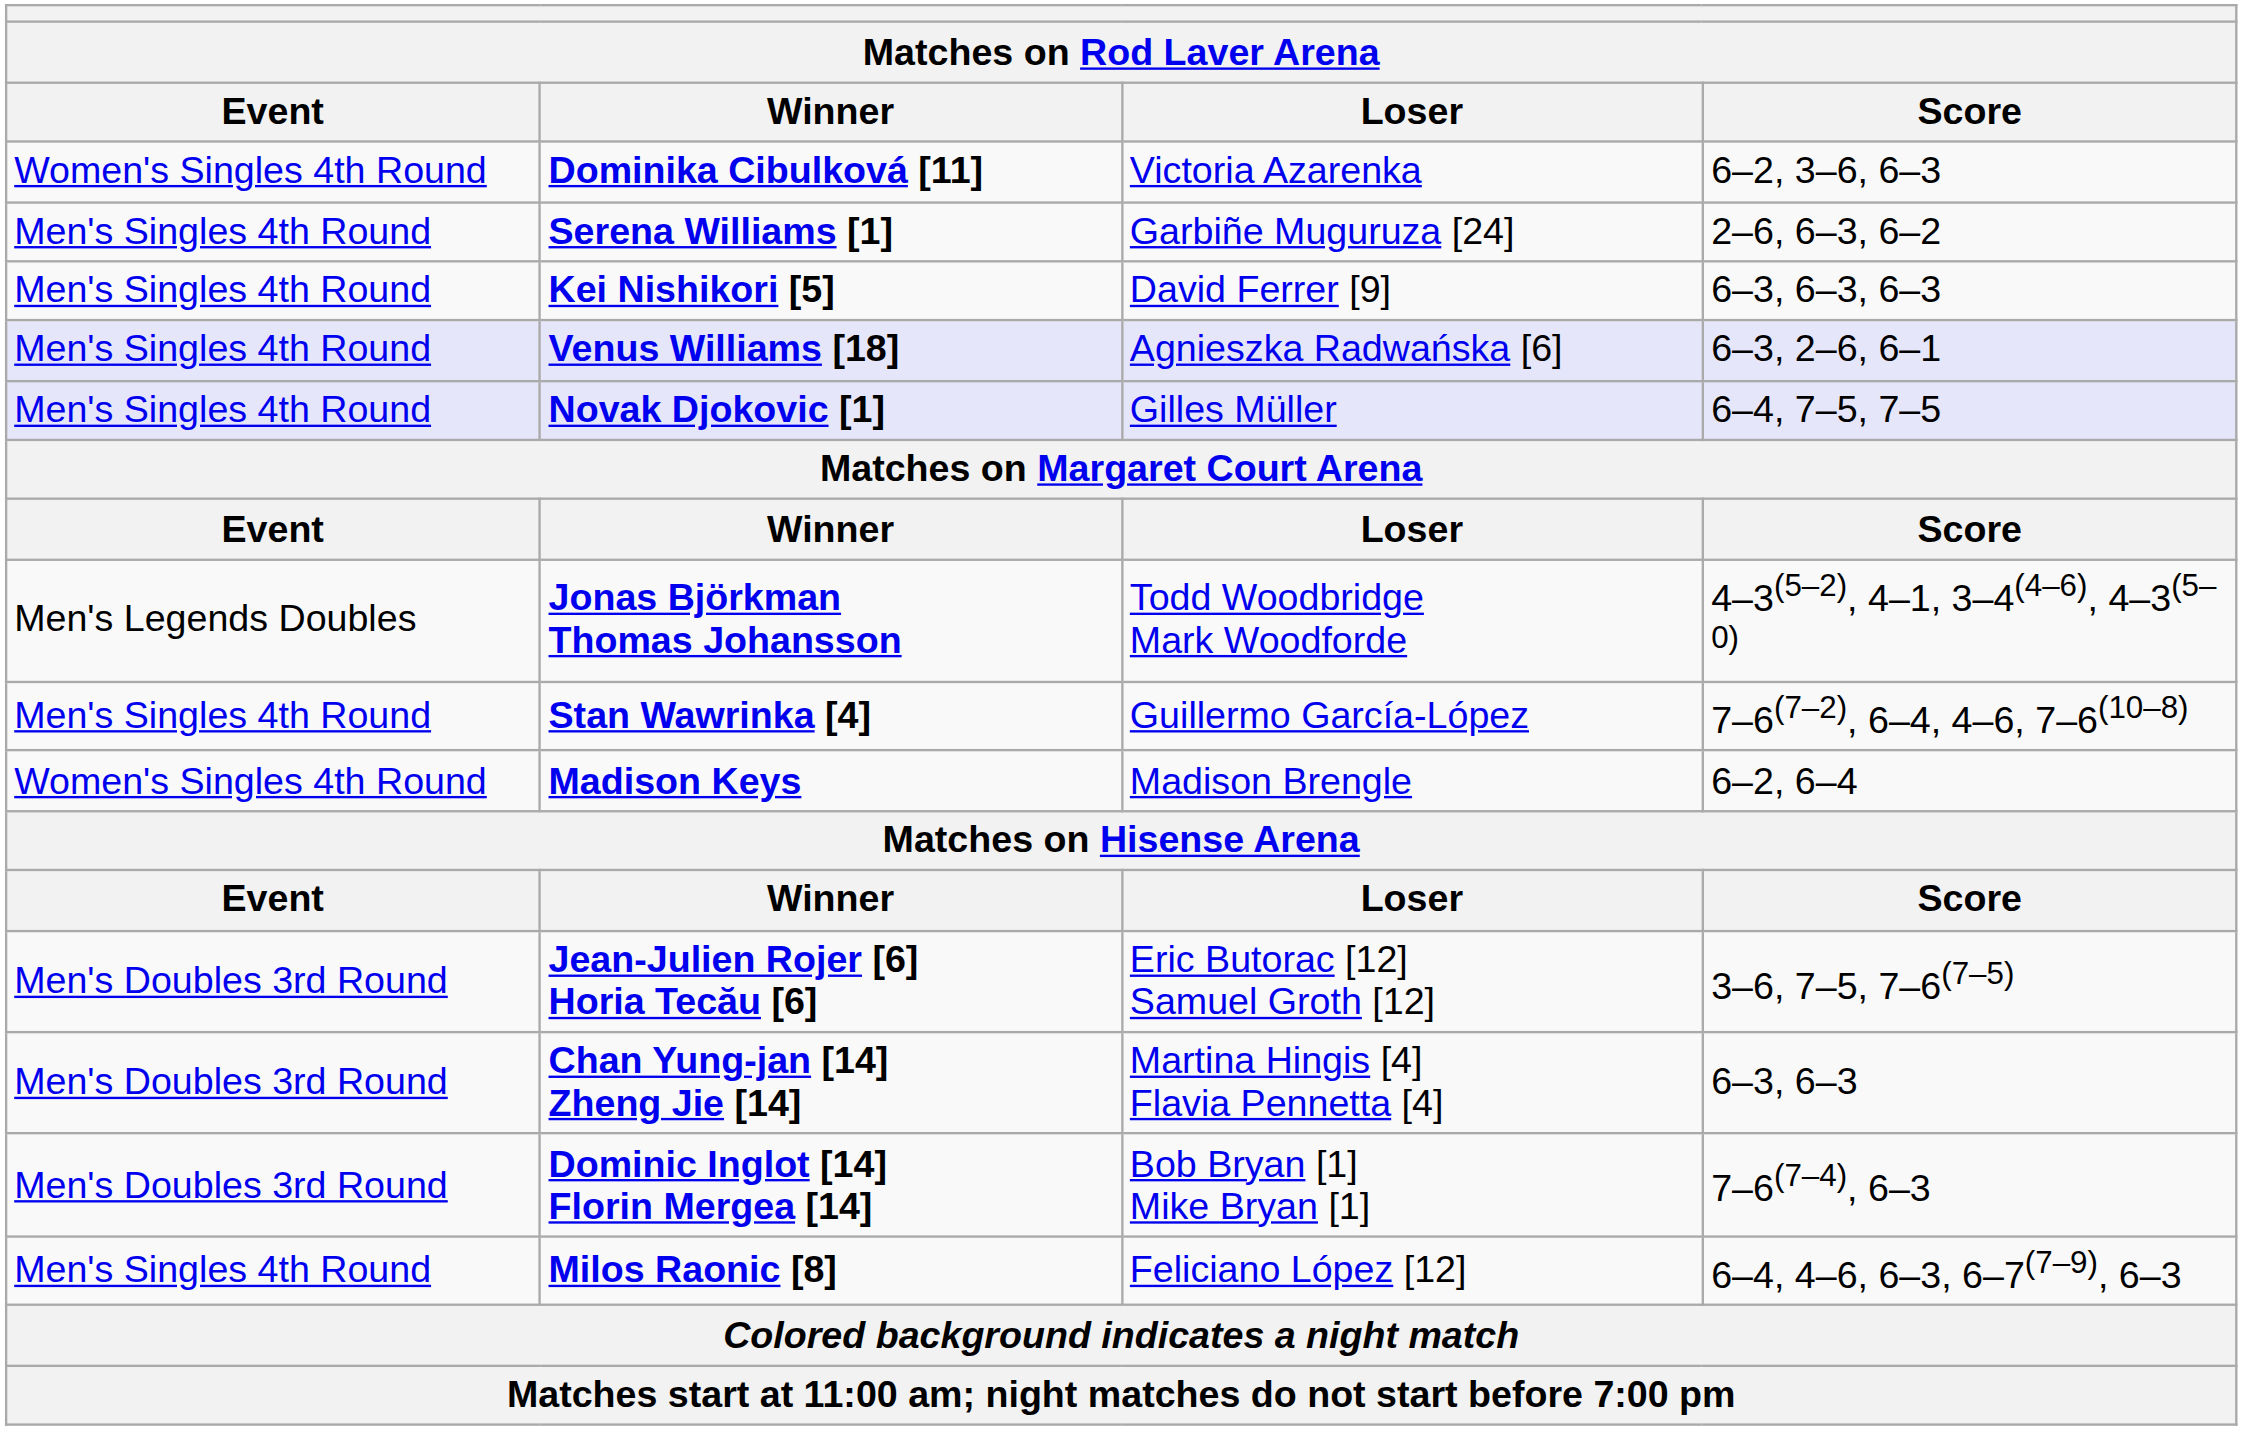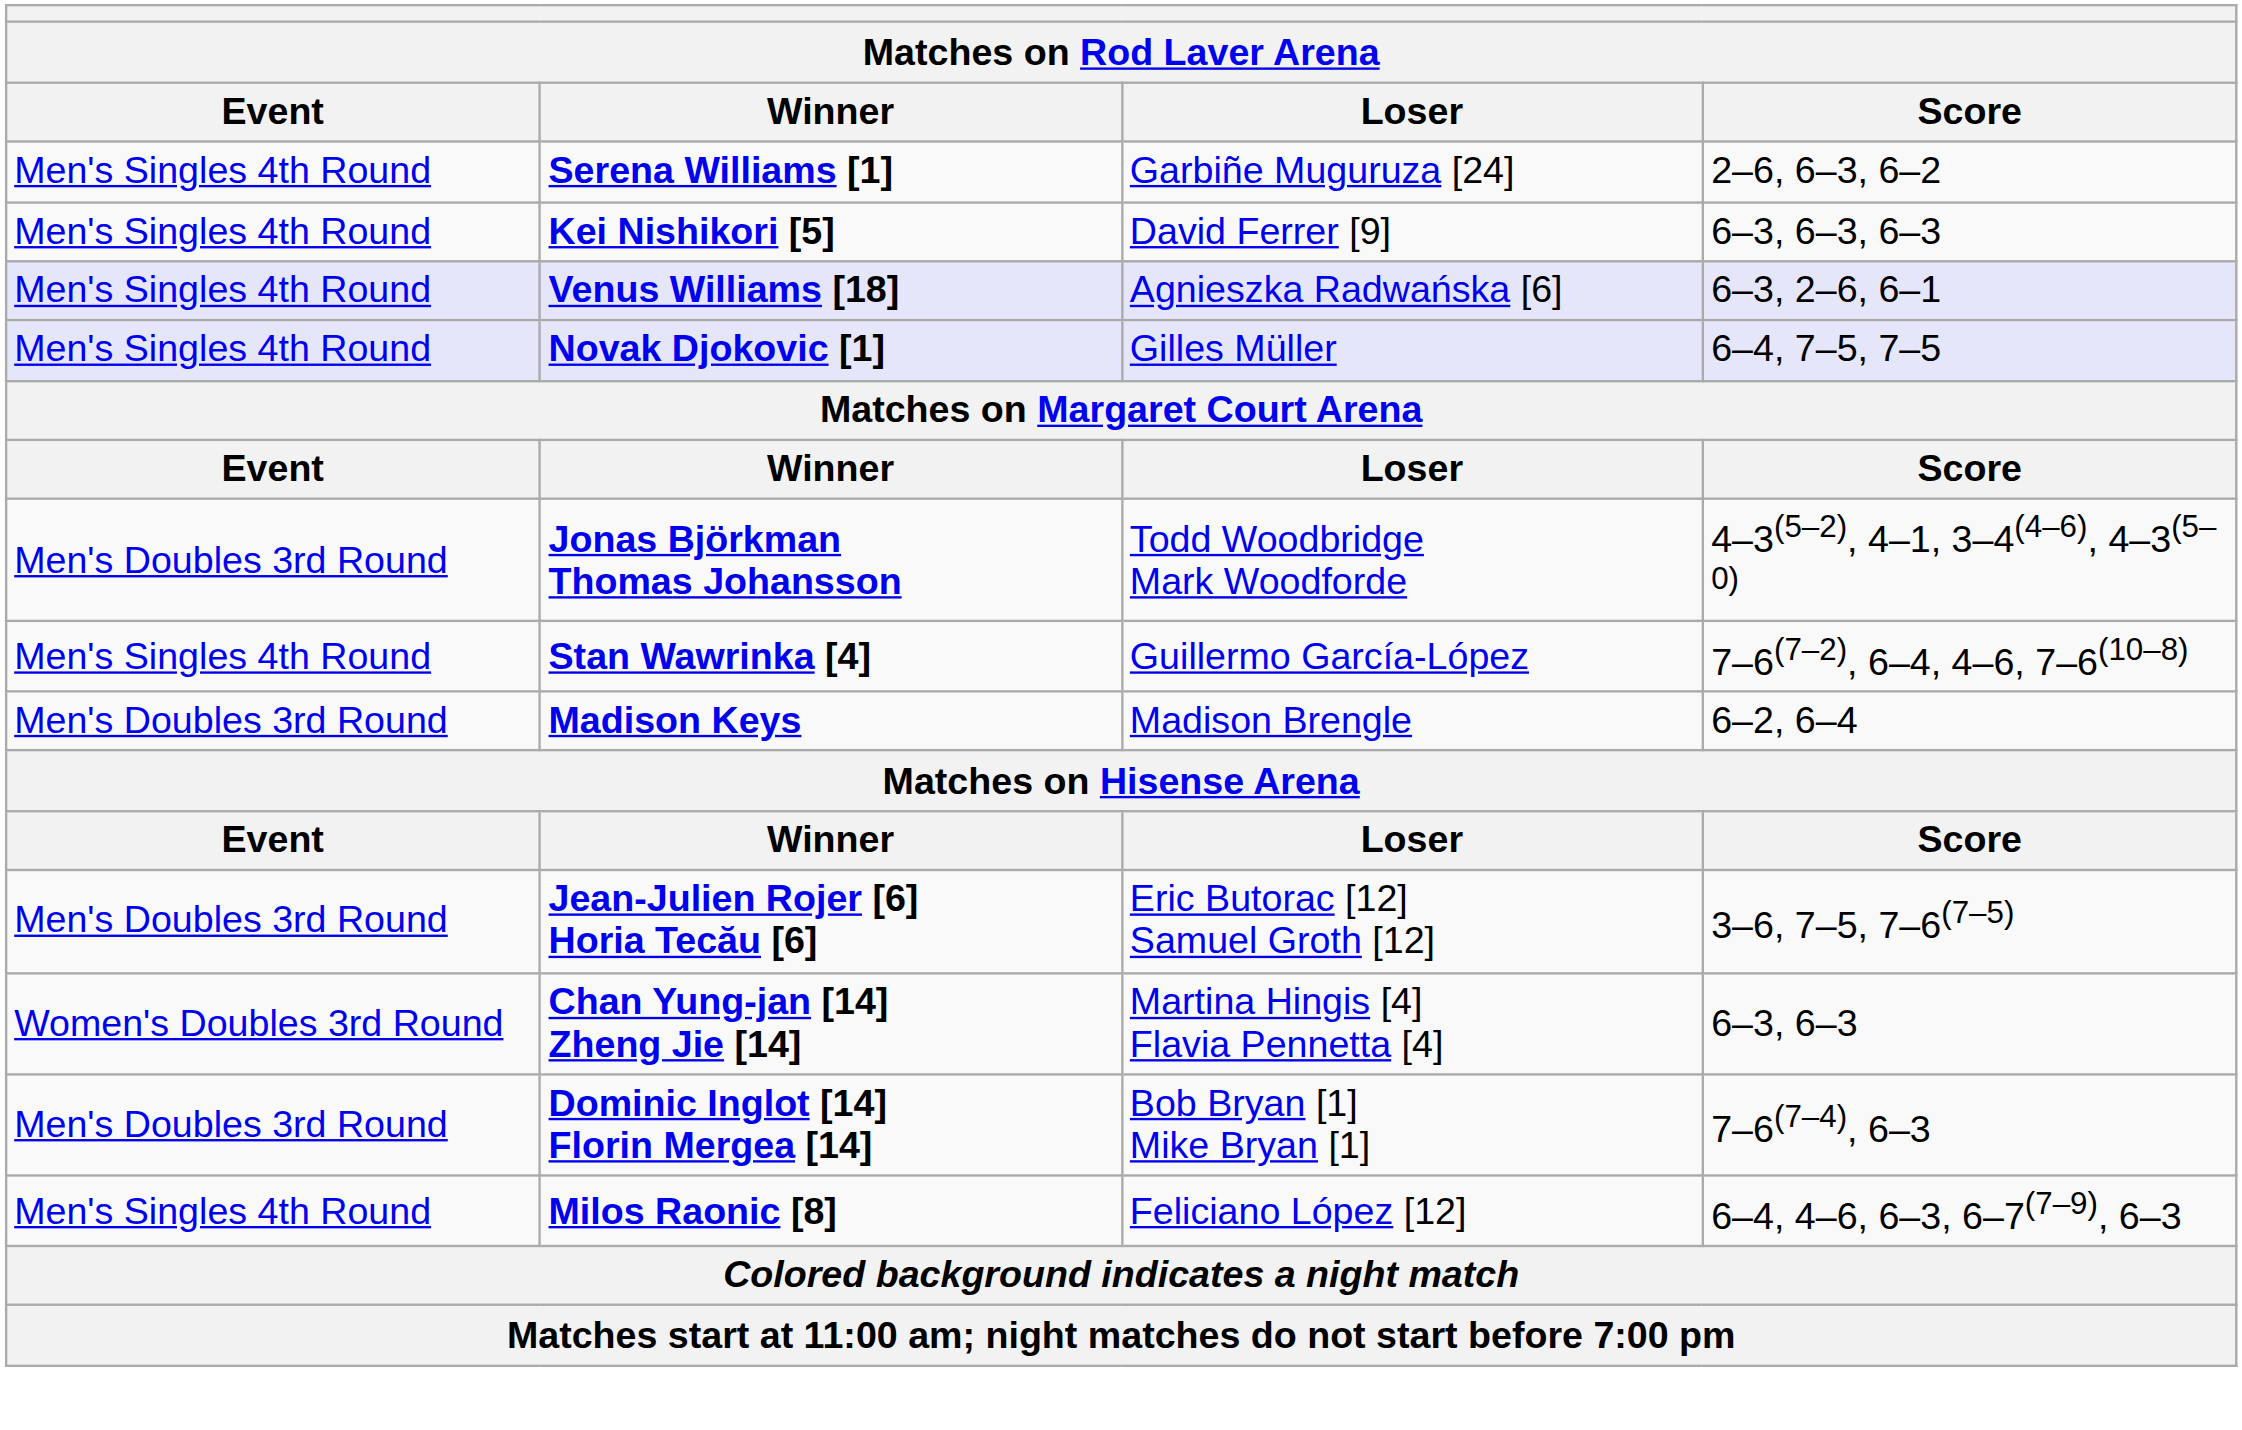- row: (766, 170)
(215, 619) Men's Legends Doubles -> (231, 560) Men's Doubles 3rd Round
(250, 780) Women's Singles 4th Round -> (231, 720) Men's Doubles 3rd Round
(231, 1082) Men's Doubles 3rd Round -> (259, 1022) Women's Doubles 3rd Round
